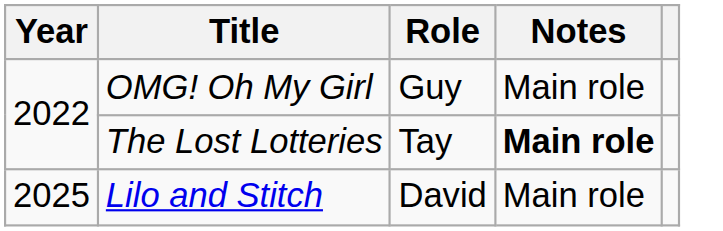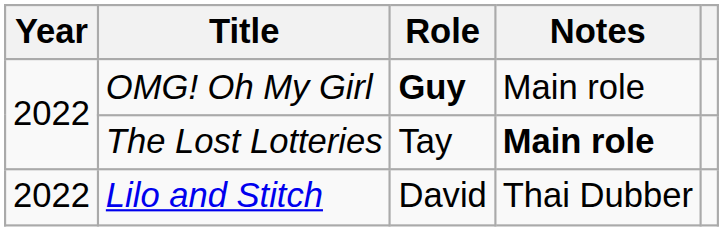(430, 86) normal -> (432, 86) bold
(51, 196) 2025 -> (51, 196) 2022
(574, 196) Main role -> (598, 196) Thai Dubber
